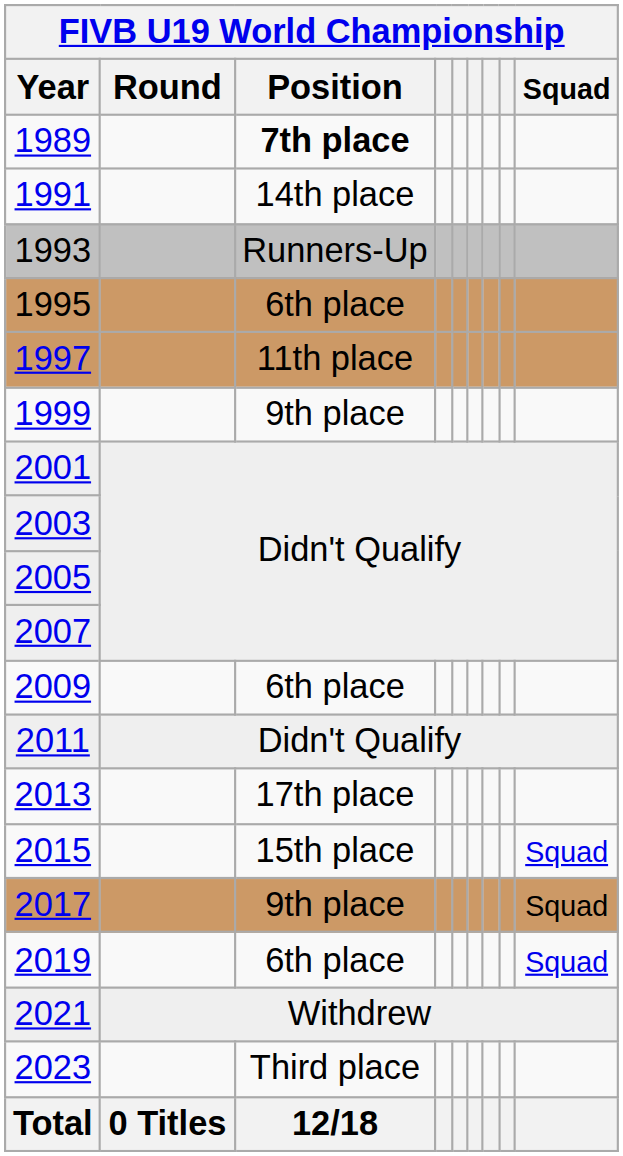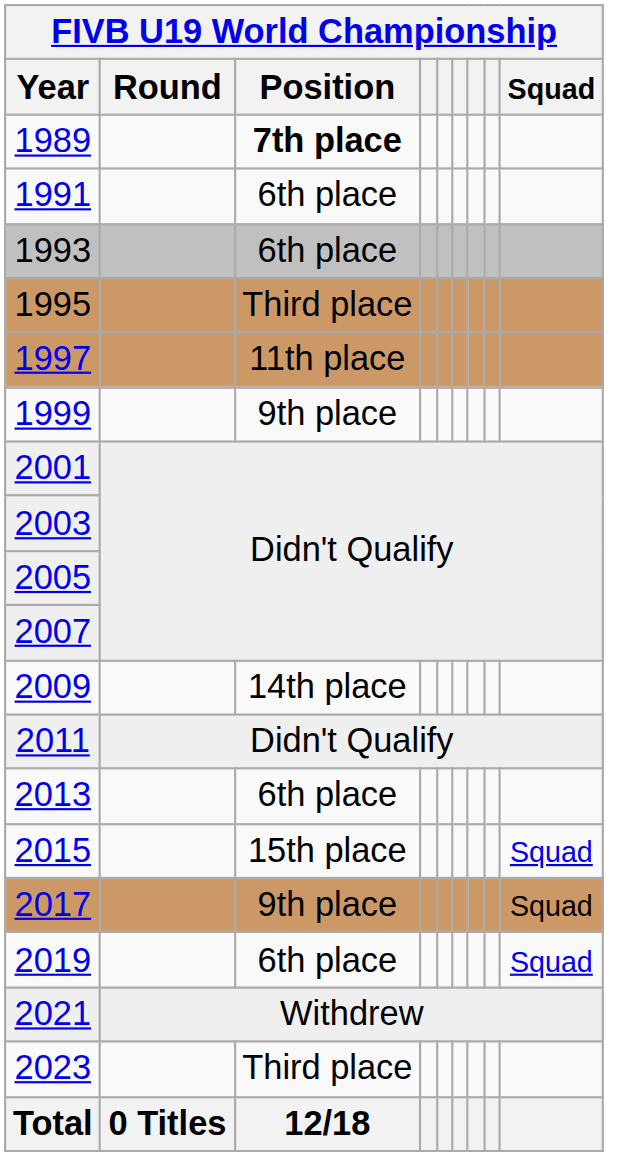(335, 195) 14th place -> (327, 195) 6th place
(335, 250) Runners-Up -> (327, 250) 6th place
(335, 304) 6th place -> (327, 304) Third place
(335, 686) 6th place -> (327, 686) 14th place
(335, 795) 17th place -> (327, 795) 6th place
